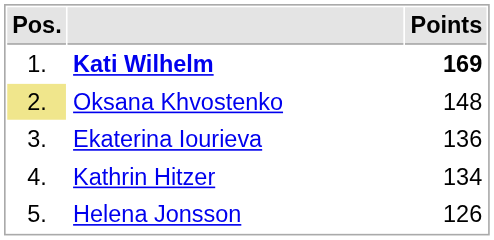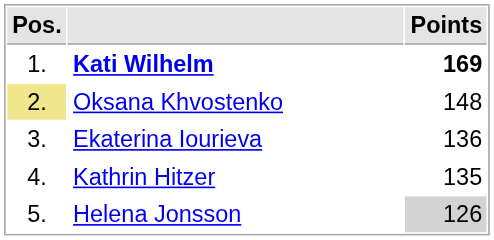(463, 177) 134 -> (463, 177) 135
(463, 214) no background -> (463, 214) lightgrey background
